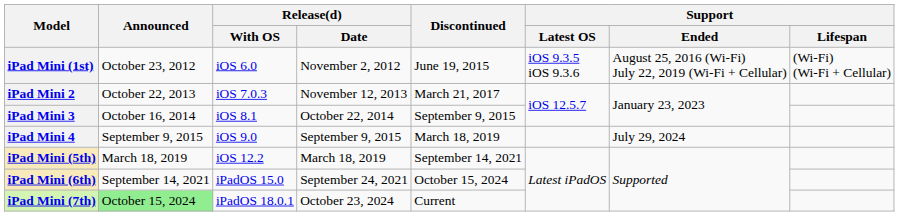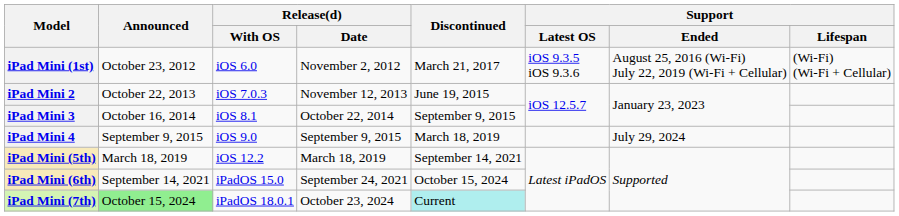(452, 65) June 19, 2015 -> (457, 65) March 21, 2017
(457, 94) March 21, 2017 -> (452, 94) June 19, 2015
(435, 200) no background -> (435, 200) paleturquoise background
